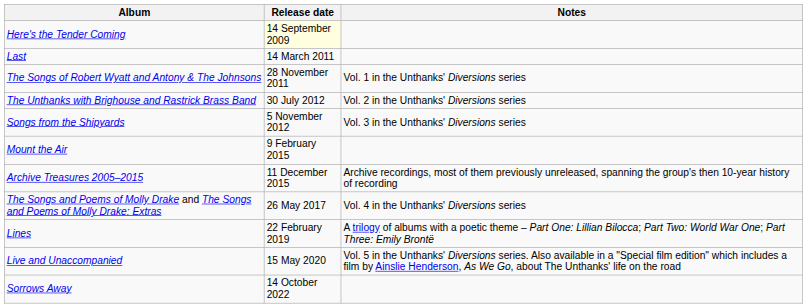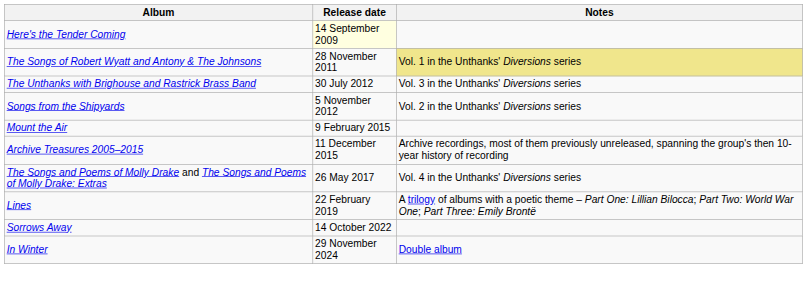- row: (16, 56)
(435, 78) no background -> (490, 62) khaki background
(435, 100) Vol. 2 in the Unthanks' Diversions series -> (490, 84) Vol. 3 in the Unthanks' Diversions series
(435, 122) Vol. 3 in the Unthanks' Diversions series -> (490, 106) Vol. 2 in the Unthanks' Diversions series
- row: (64, 261)
+ row: (27, 249)
